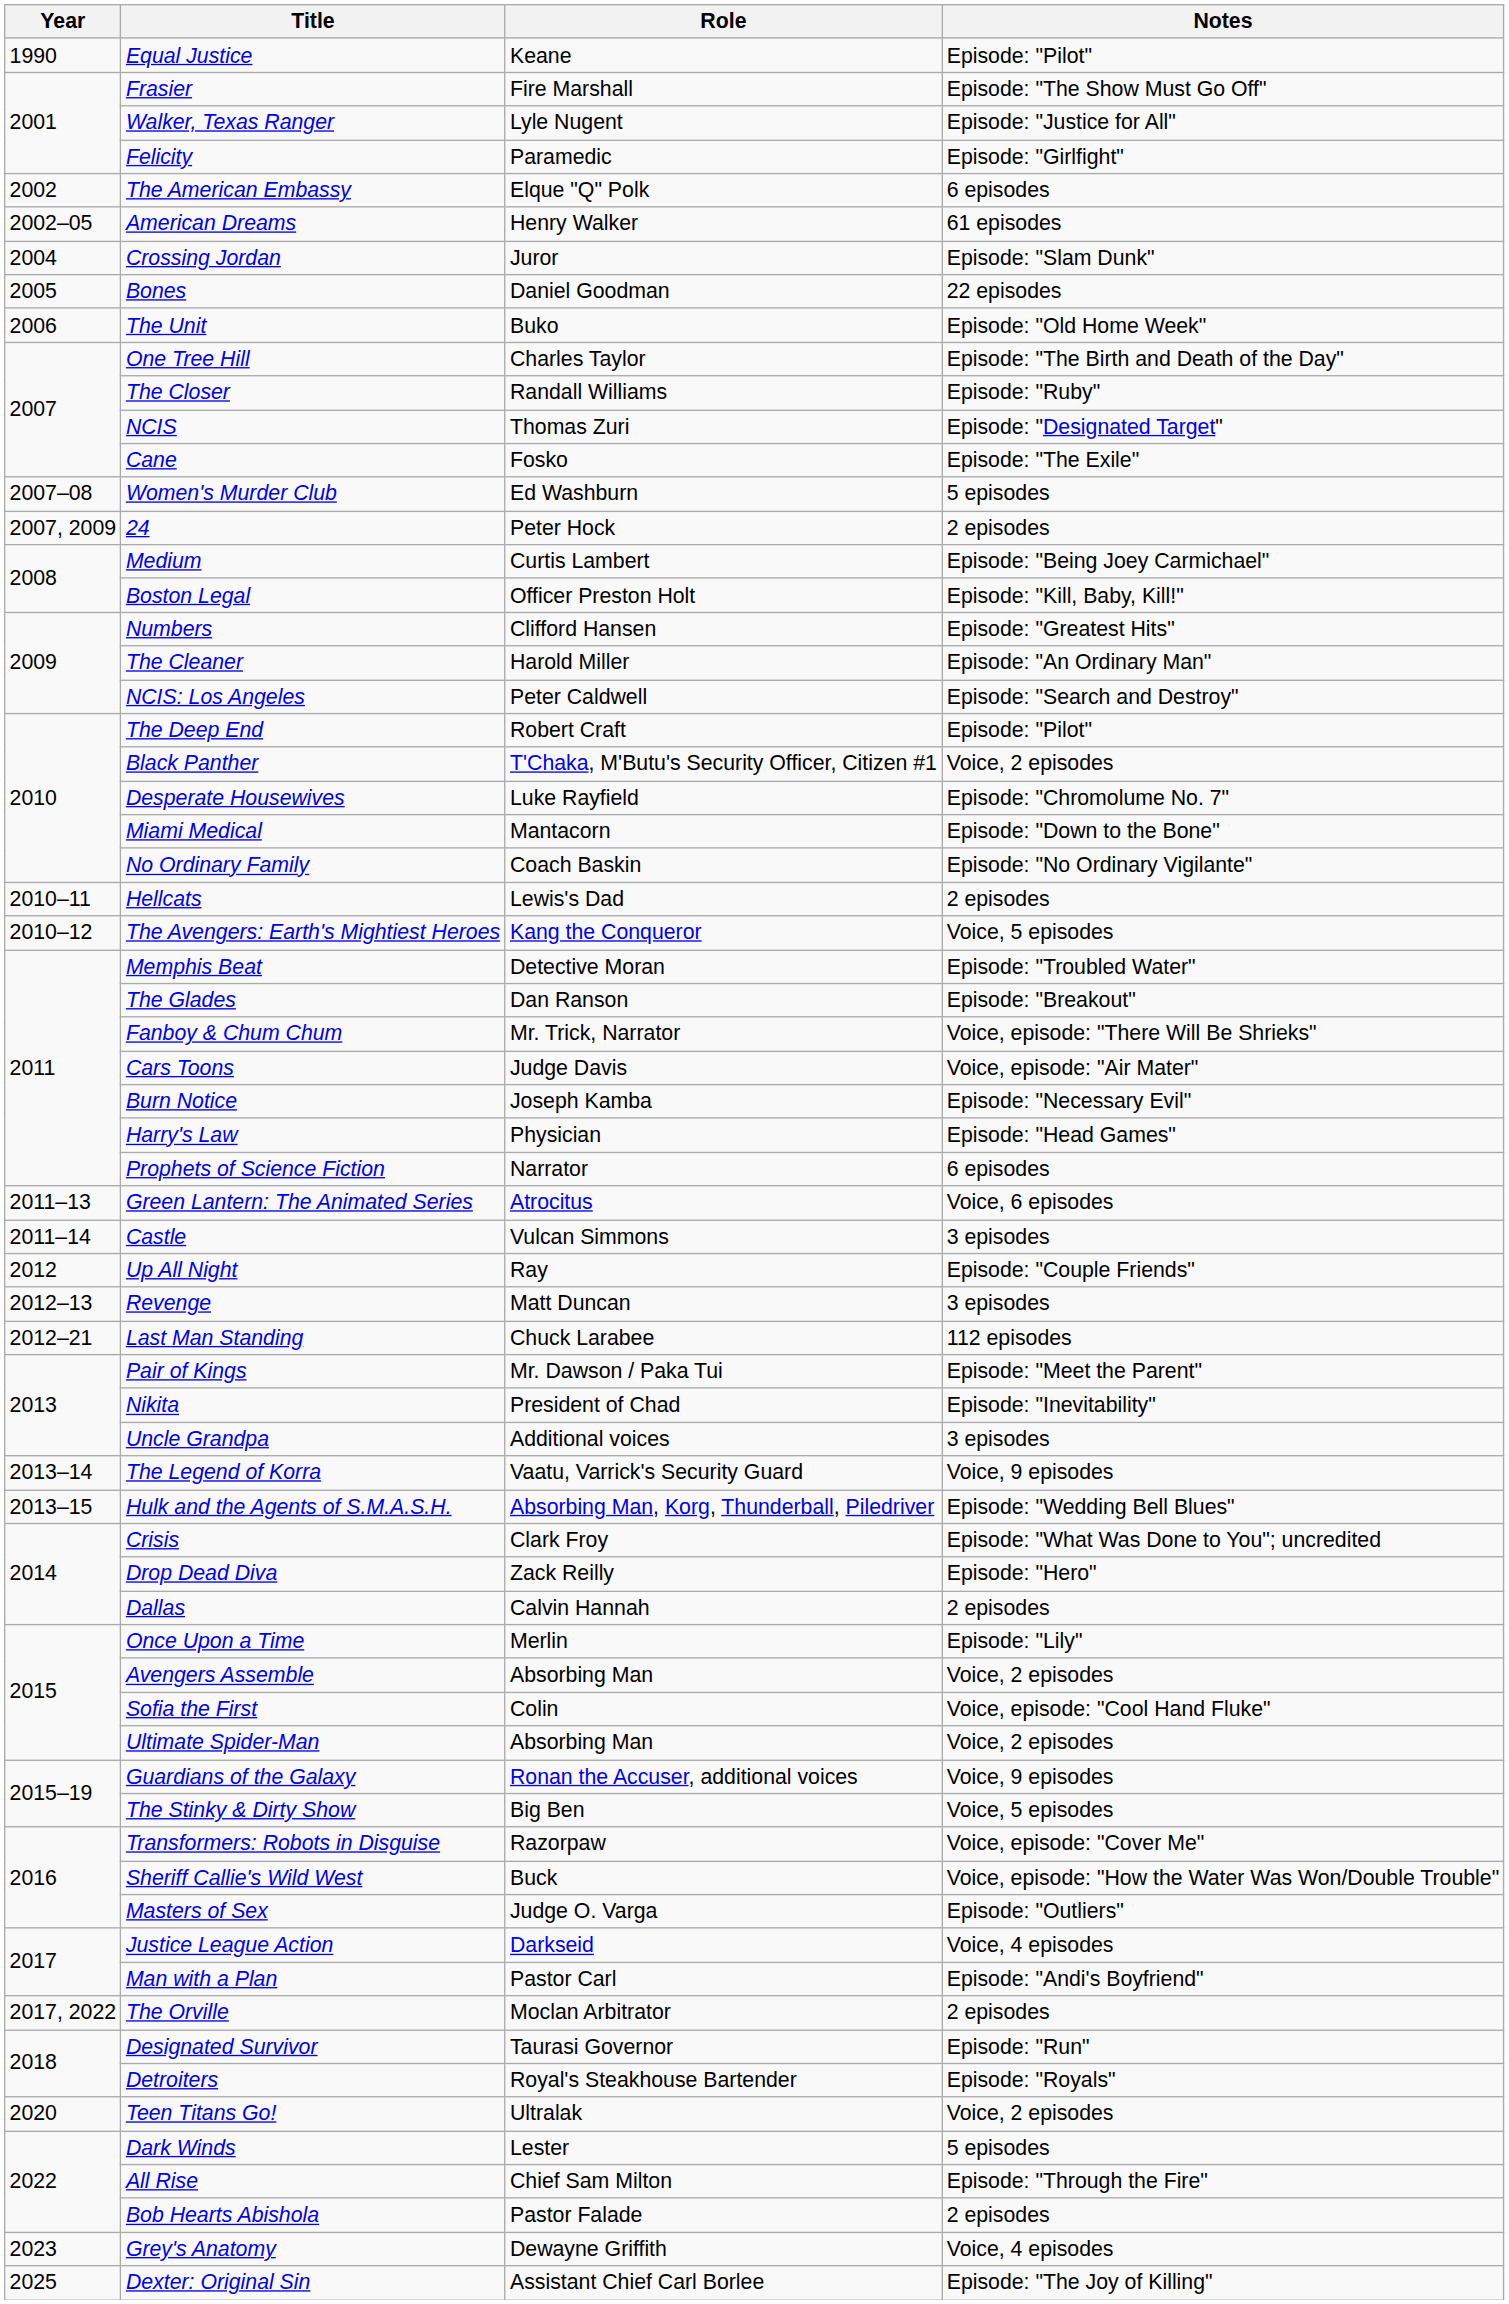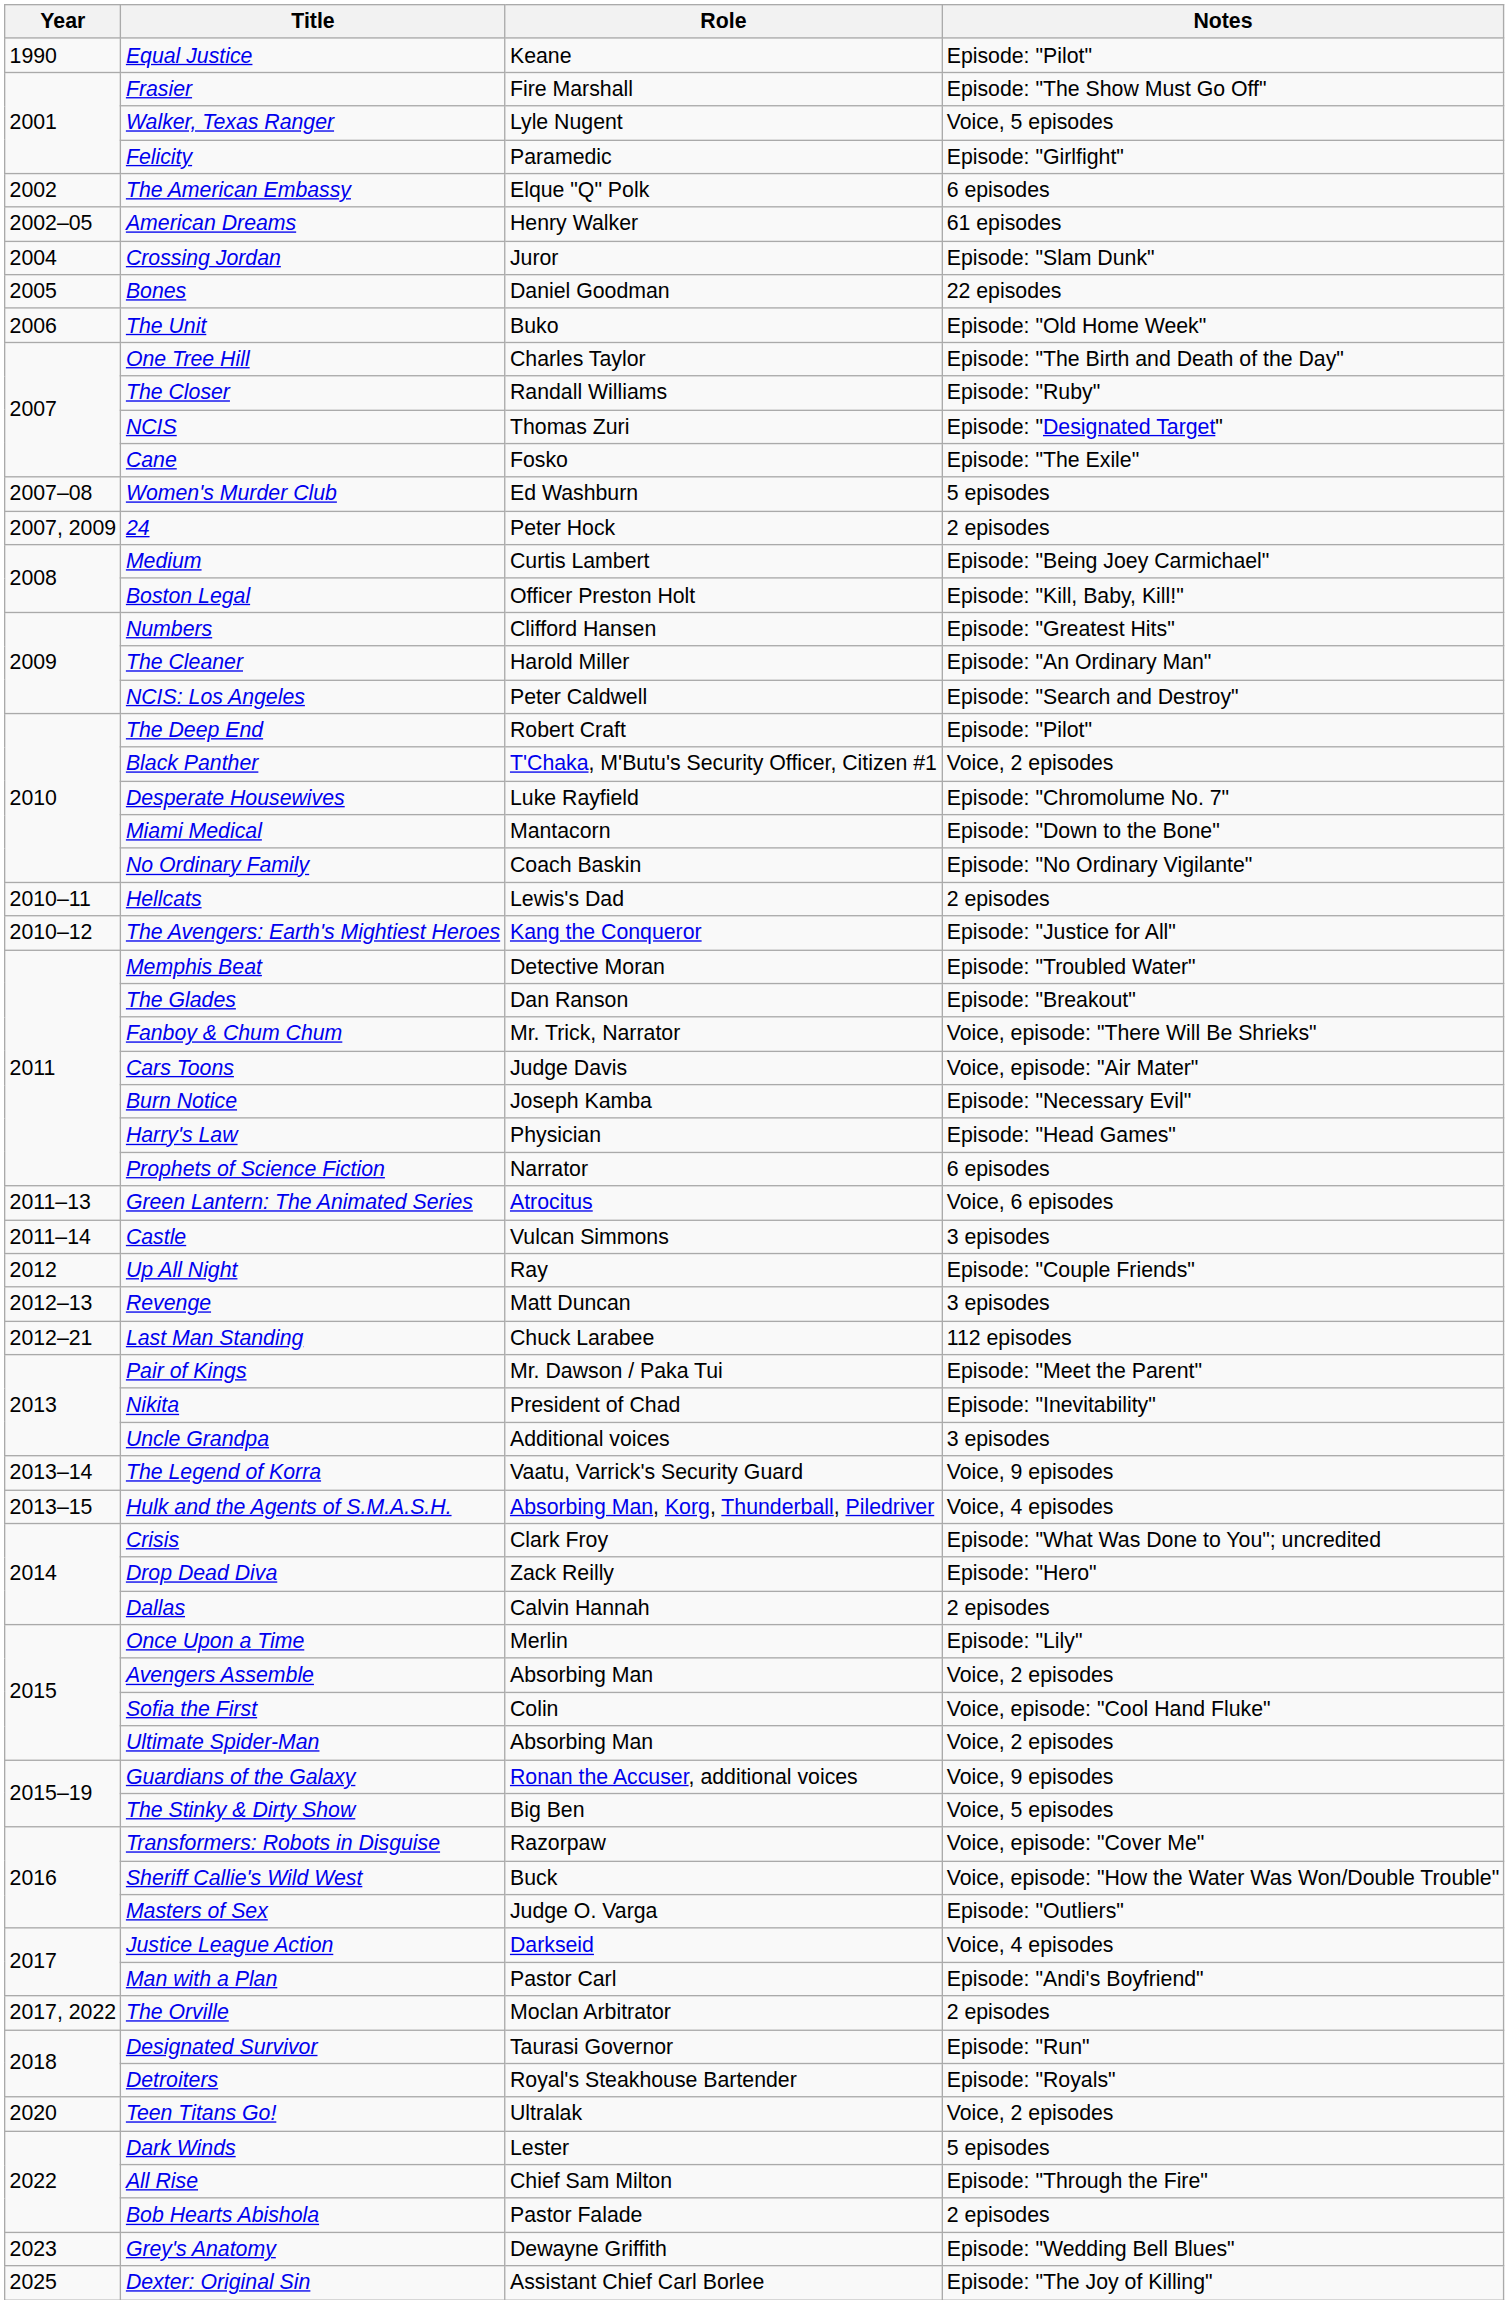(1061, 122) Episode: "Justice for All" -> (1030, 122) Voice, 5 episodes
(1030, 932) Voice, 5 episodes -> (1061, 932) Episode: "Justice for All"
(1091, 1506) Episode: "Wedding Bell Blues" -> (1030, 1506) Voice, 4 episodes
(1030, 2248) Voice, 4 episodes -> (1091, 2248) Episode: "Wedding Bell Blues"
